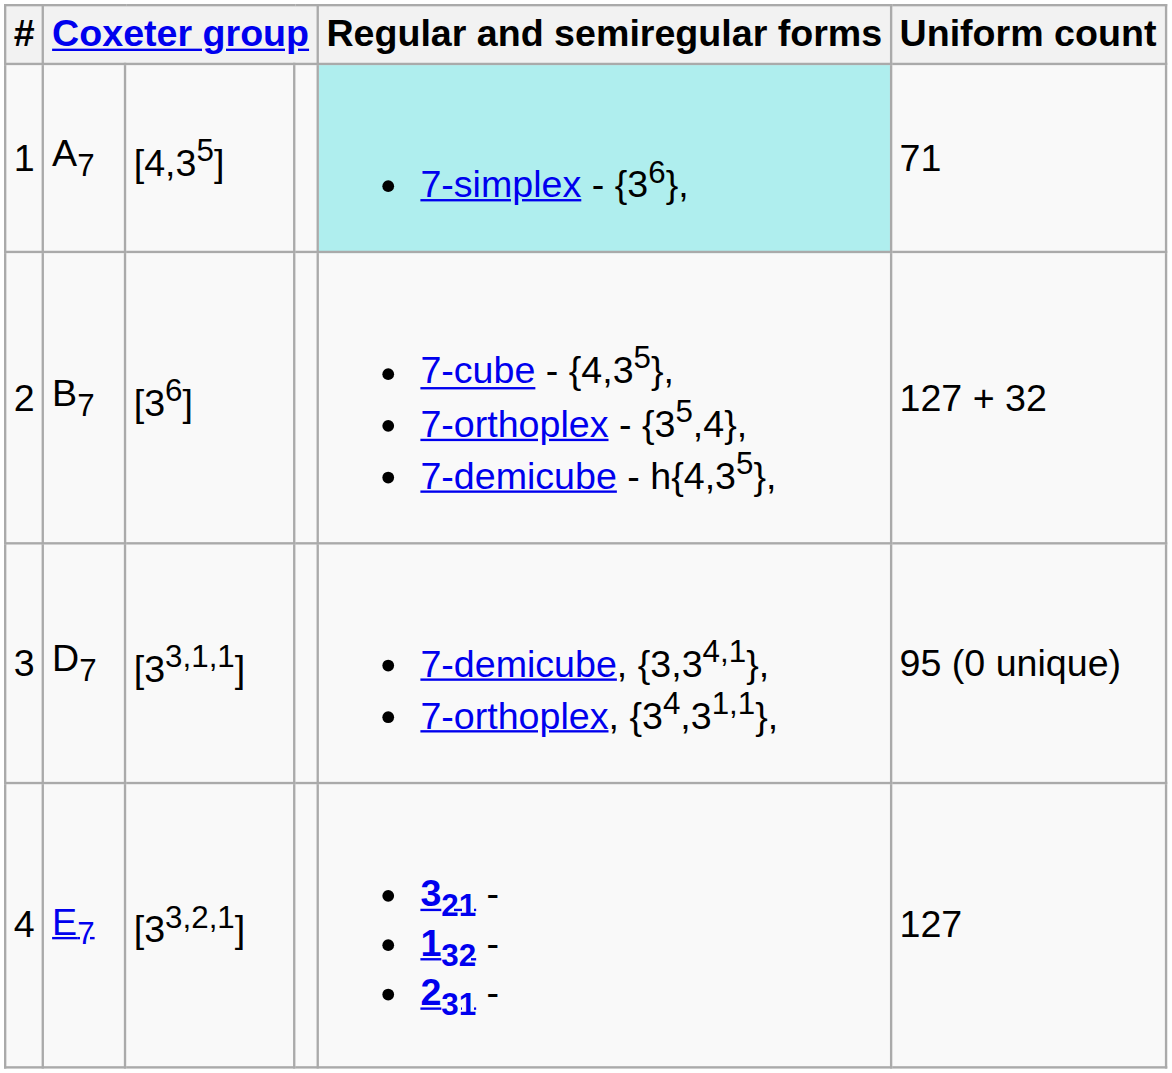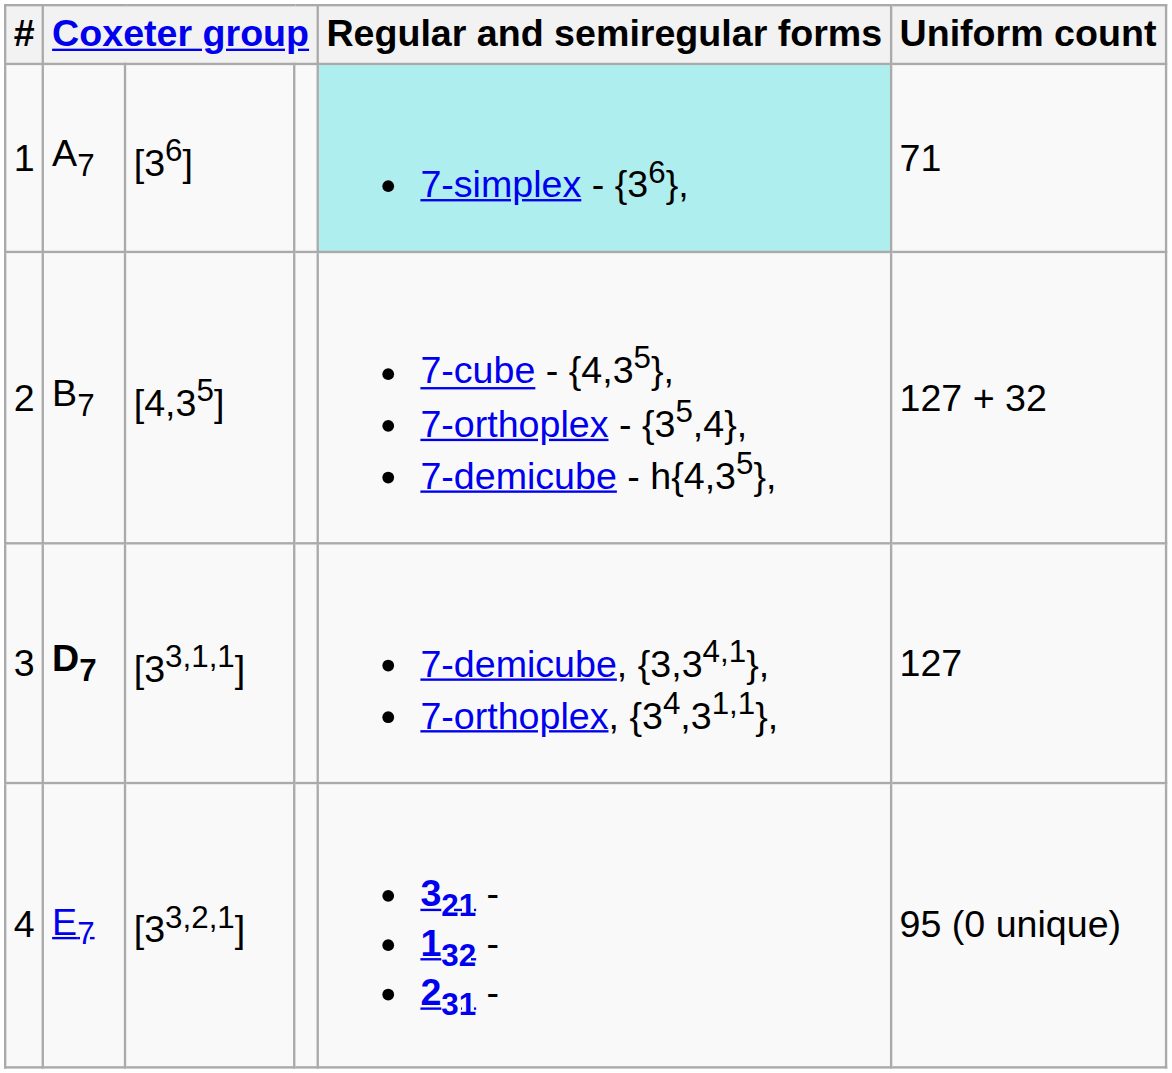(179, 157) [4,35] -> (163, 157) [36]
(163, 397) [36] -> (179, 397) [4,35]
(74, 664) normal -> (74, 664) bold
(1010, 663) 95 (0 unique) -> (931, 663) 127
(931, 925) 127 -> (1010, 925) 95 (0 unique)
